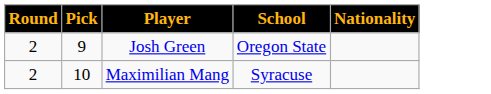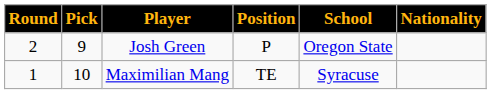+ column: (266, 18)
(33, 74) 2 -> (33, 74) 1
